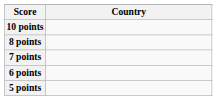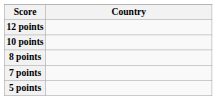+ row: (25, 27)
- row: (25, 73)
